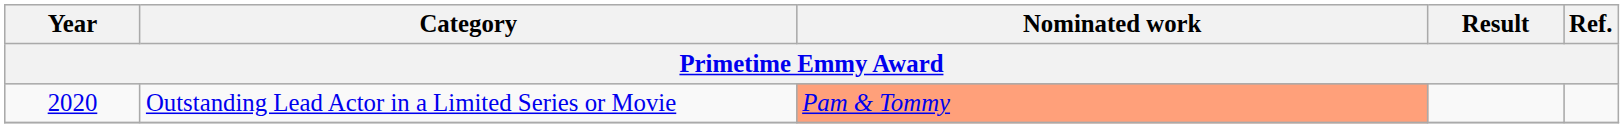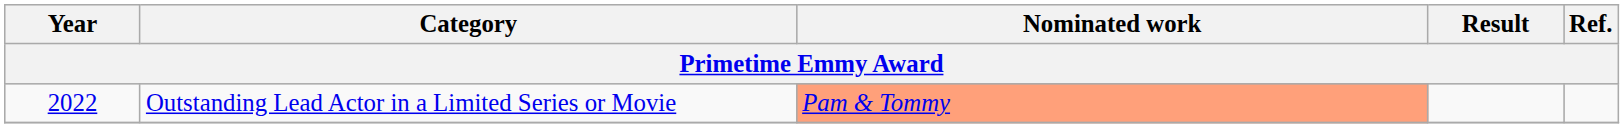(72, 102) 2020 -> (72, 102) 2022
